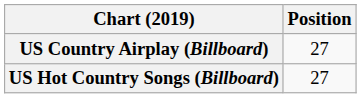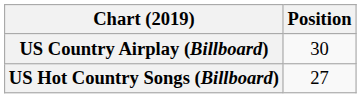(320, 48) 27 -> (320, 48) 30
